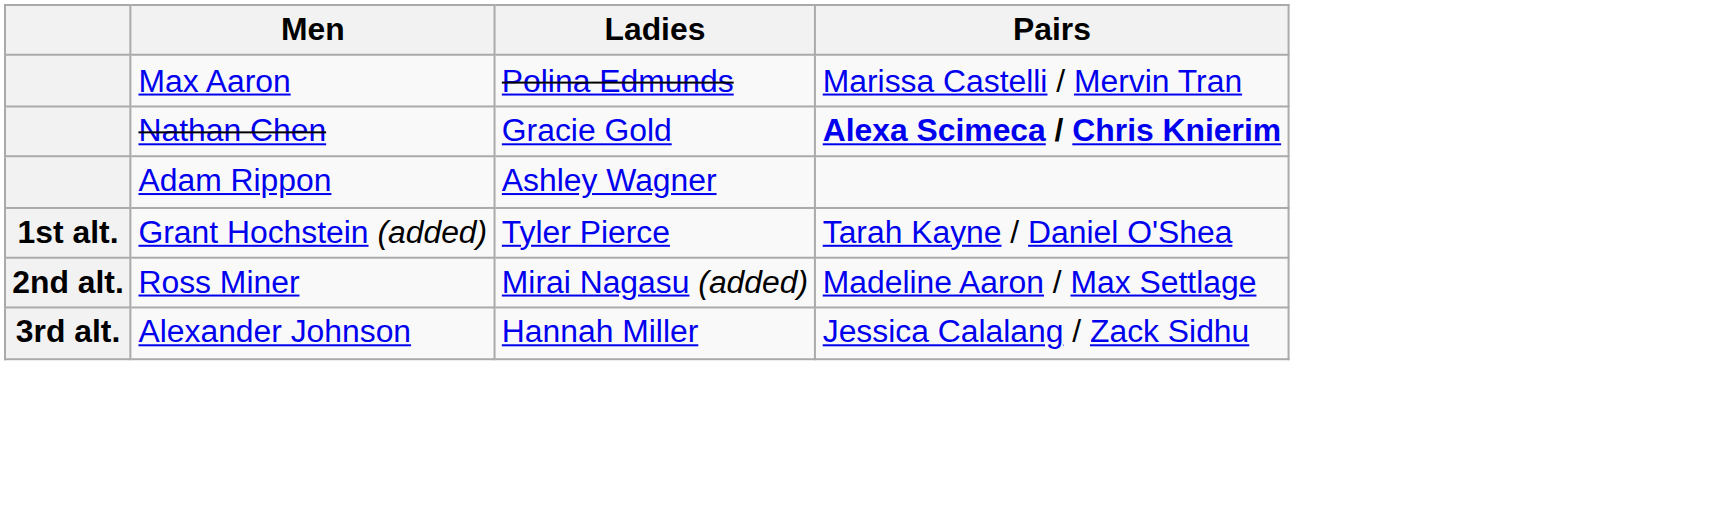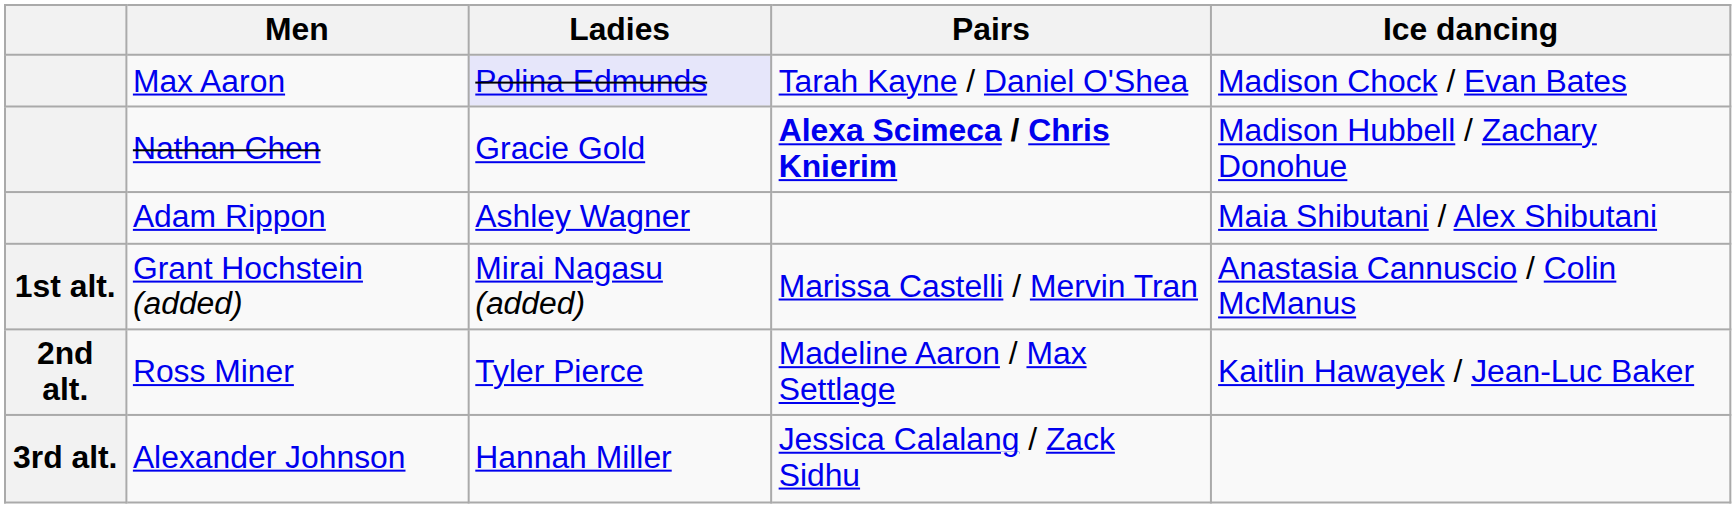+ column: (1471, 29)
(618, 80) no background -> (591, 80) lavender background
(1032, 80) Marissa Castelli / Mervin Tran -> (983, 80) Tarah Kayne / Daniel O'Shea
(586, 231) Tyler Pierce -> (569, 285) Mirai Nagasu (added)
(1028, 231) Tarah Kayne / Daniel O'Shea -> (988, 285) Marissa Castelli / Mervin Tran
(655, 282) Mirai Nagasu (added) -> (559, 371) Tyler Pierce
